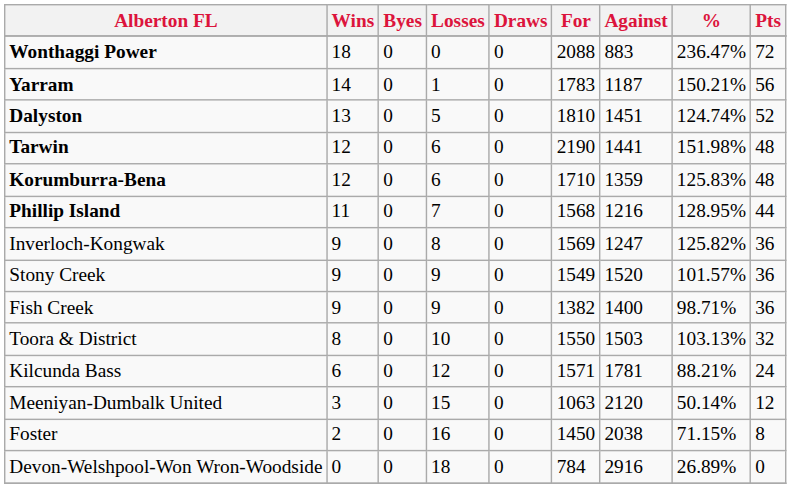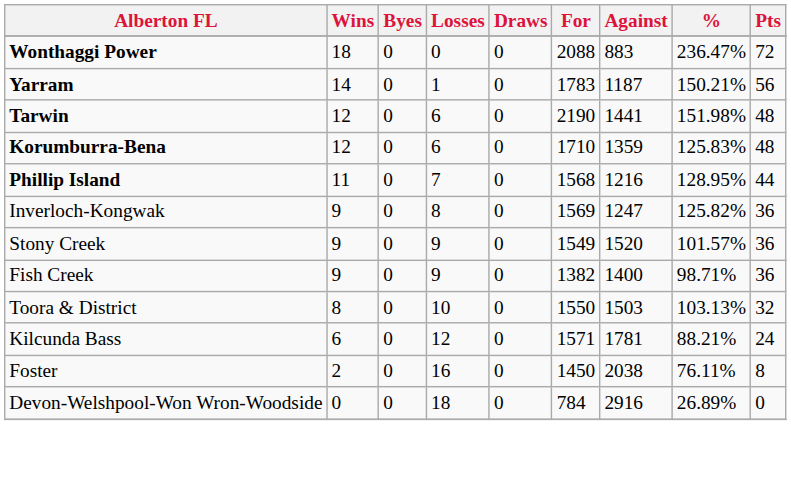- row: (46, 115)
- row: (116, 402)
(707, 434) 71.15% -> (706, 370) 76.11%
